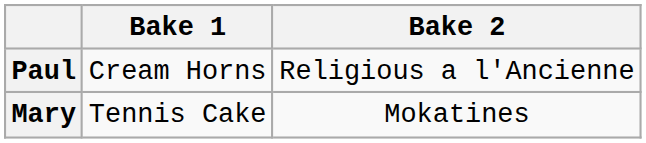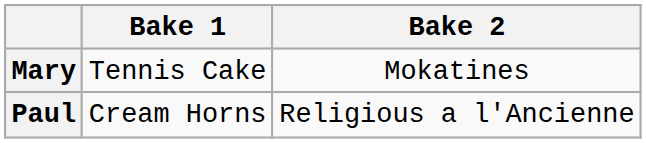rows swapped: (44, 115) <-> (44, 71)
